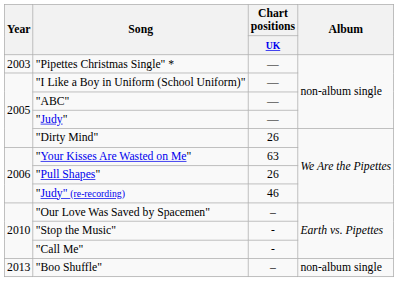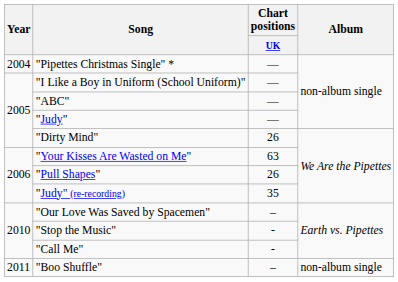(19, 63) 2003 -> (19, 63) 2004
(273, 193) 46 -> (273, 193) 35
(19, 267) 2013 -> (19, 267) 2011
